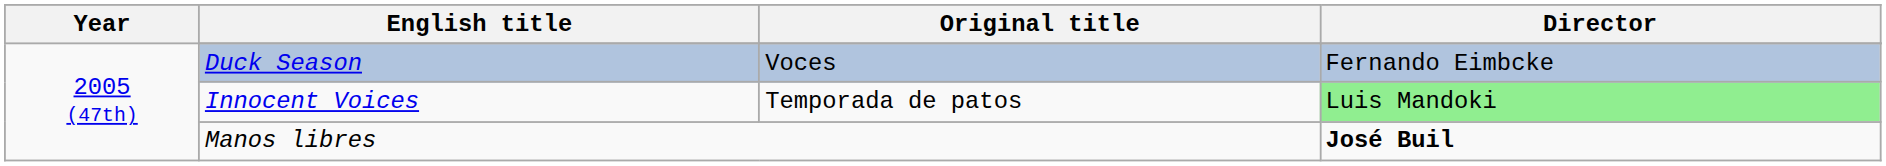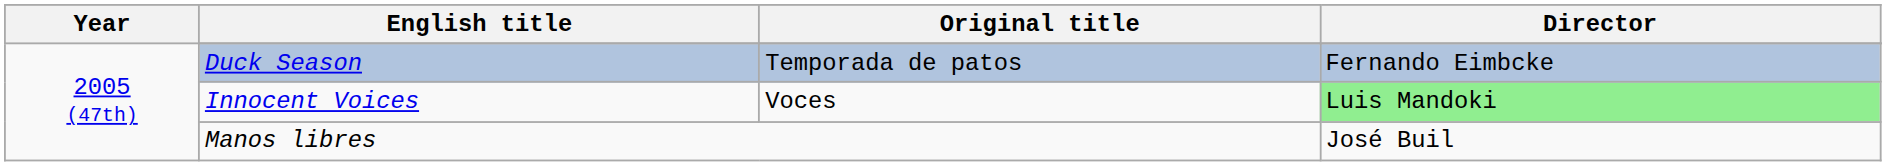(801, 63) Voces -> (894, 63) Temporada de patos
(894, 102) Temporada de patos -> (801, 102) Voces
(1390, 141) bold -> (1390, 141) normal
